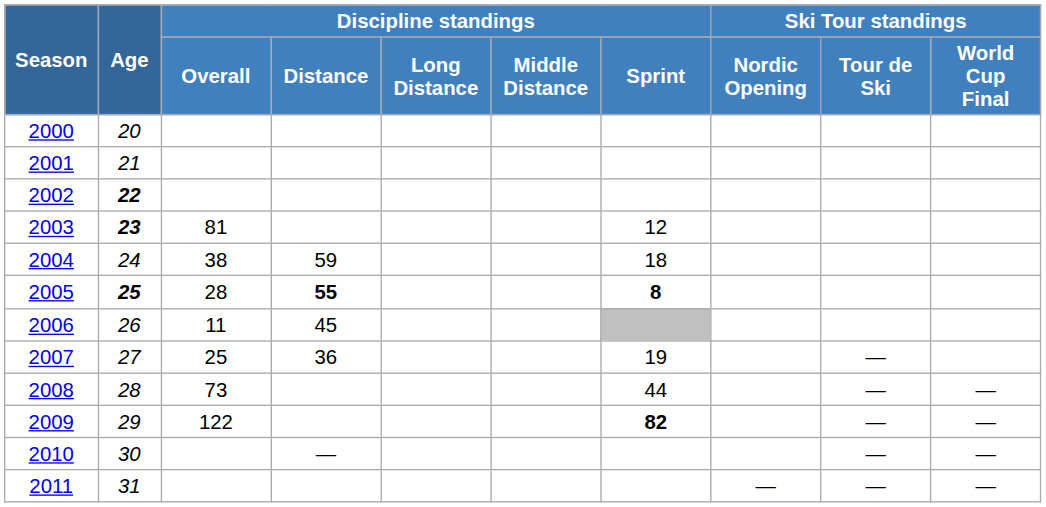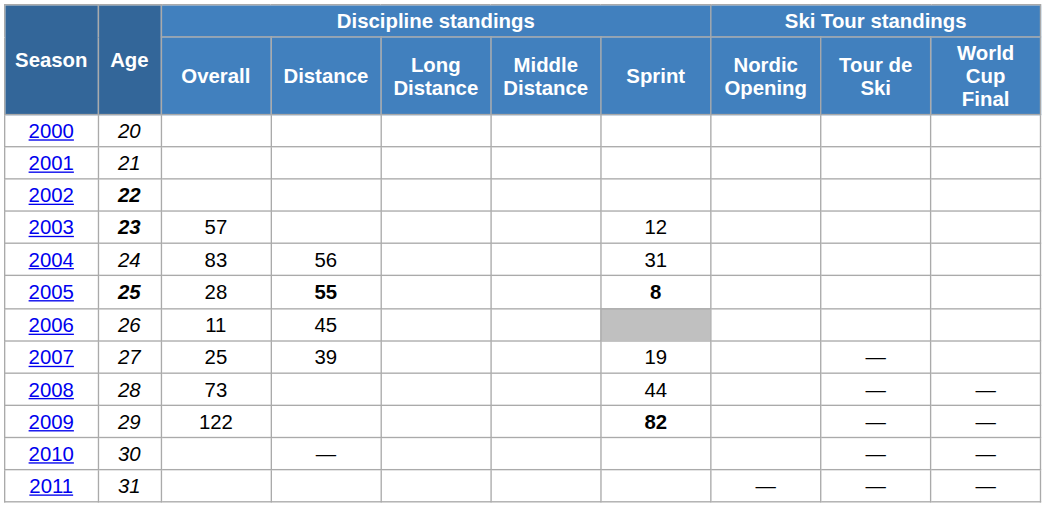(216, 228) 81 -> (216, 228) 57
(216, 260) 38 -> (216, 260) 83
(326, 260) 59 -> (326, 260) 56
(656, 260) 18 -> (656, 260) 31
(326, 357) 36 -> (326, 357) 39
